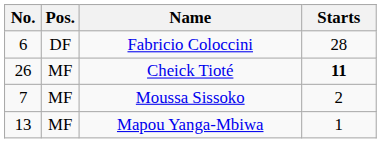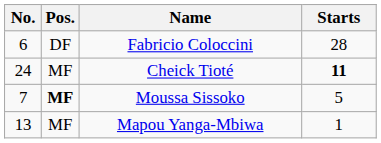(23, 71) 26 -> (23, 71) 24
(60, 97) normal -> (60, 97) bold
(339, 97) 2 -> (339, 97) 5
